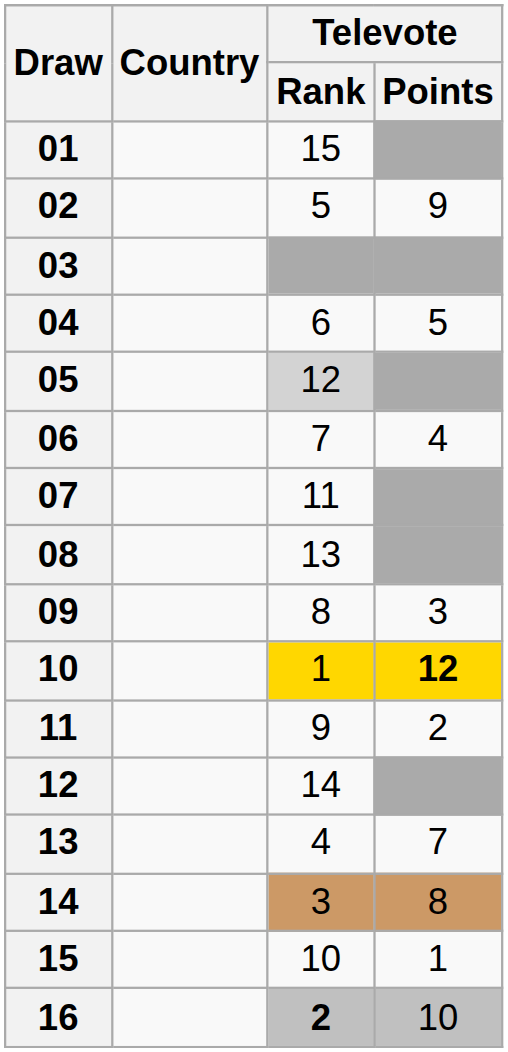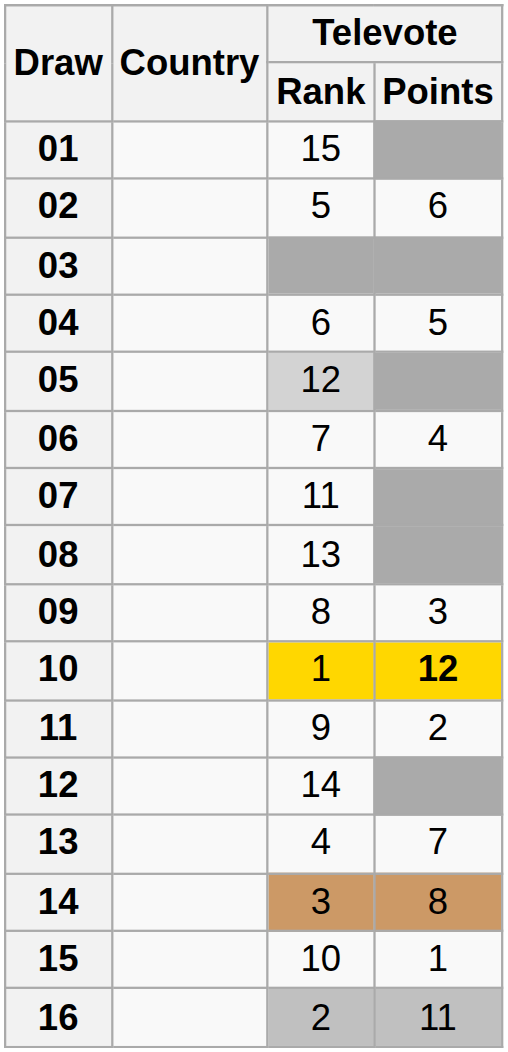(438, 206) 9 -> (438, 206) 6
(321, 1016) bold -> (321, 1016) normal
(438, 1016) 10 -> (438, 1016) 11
